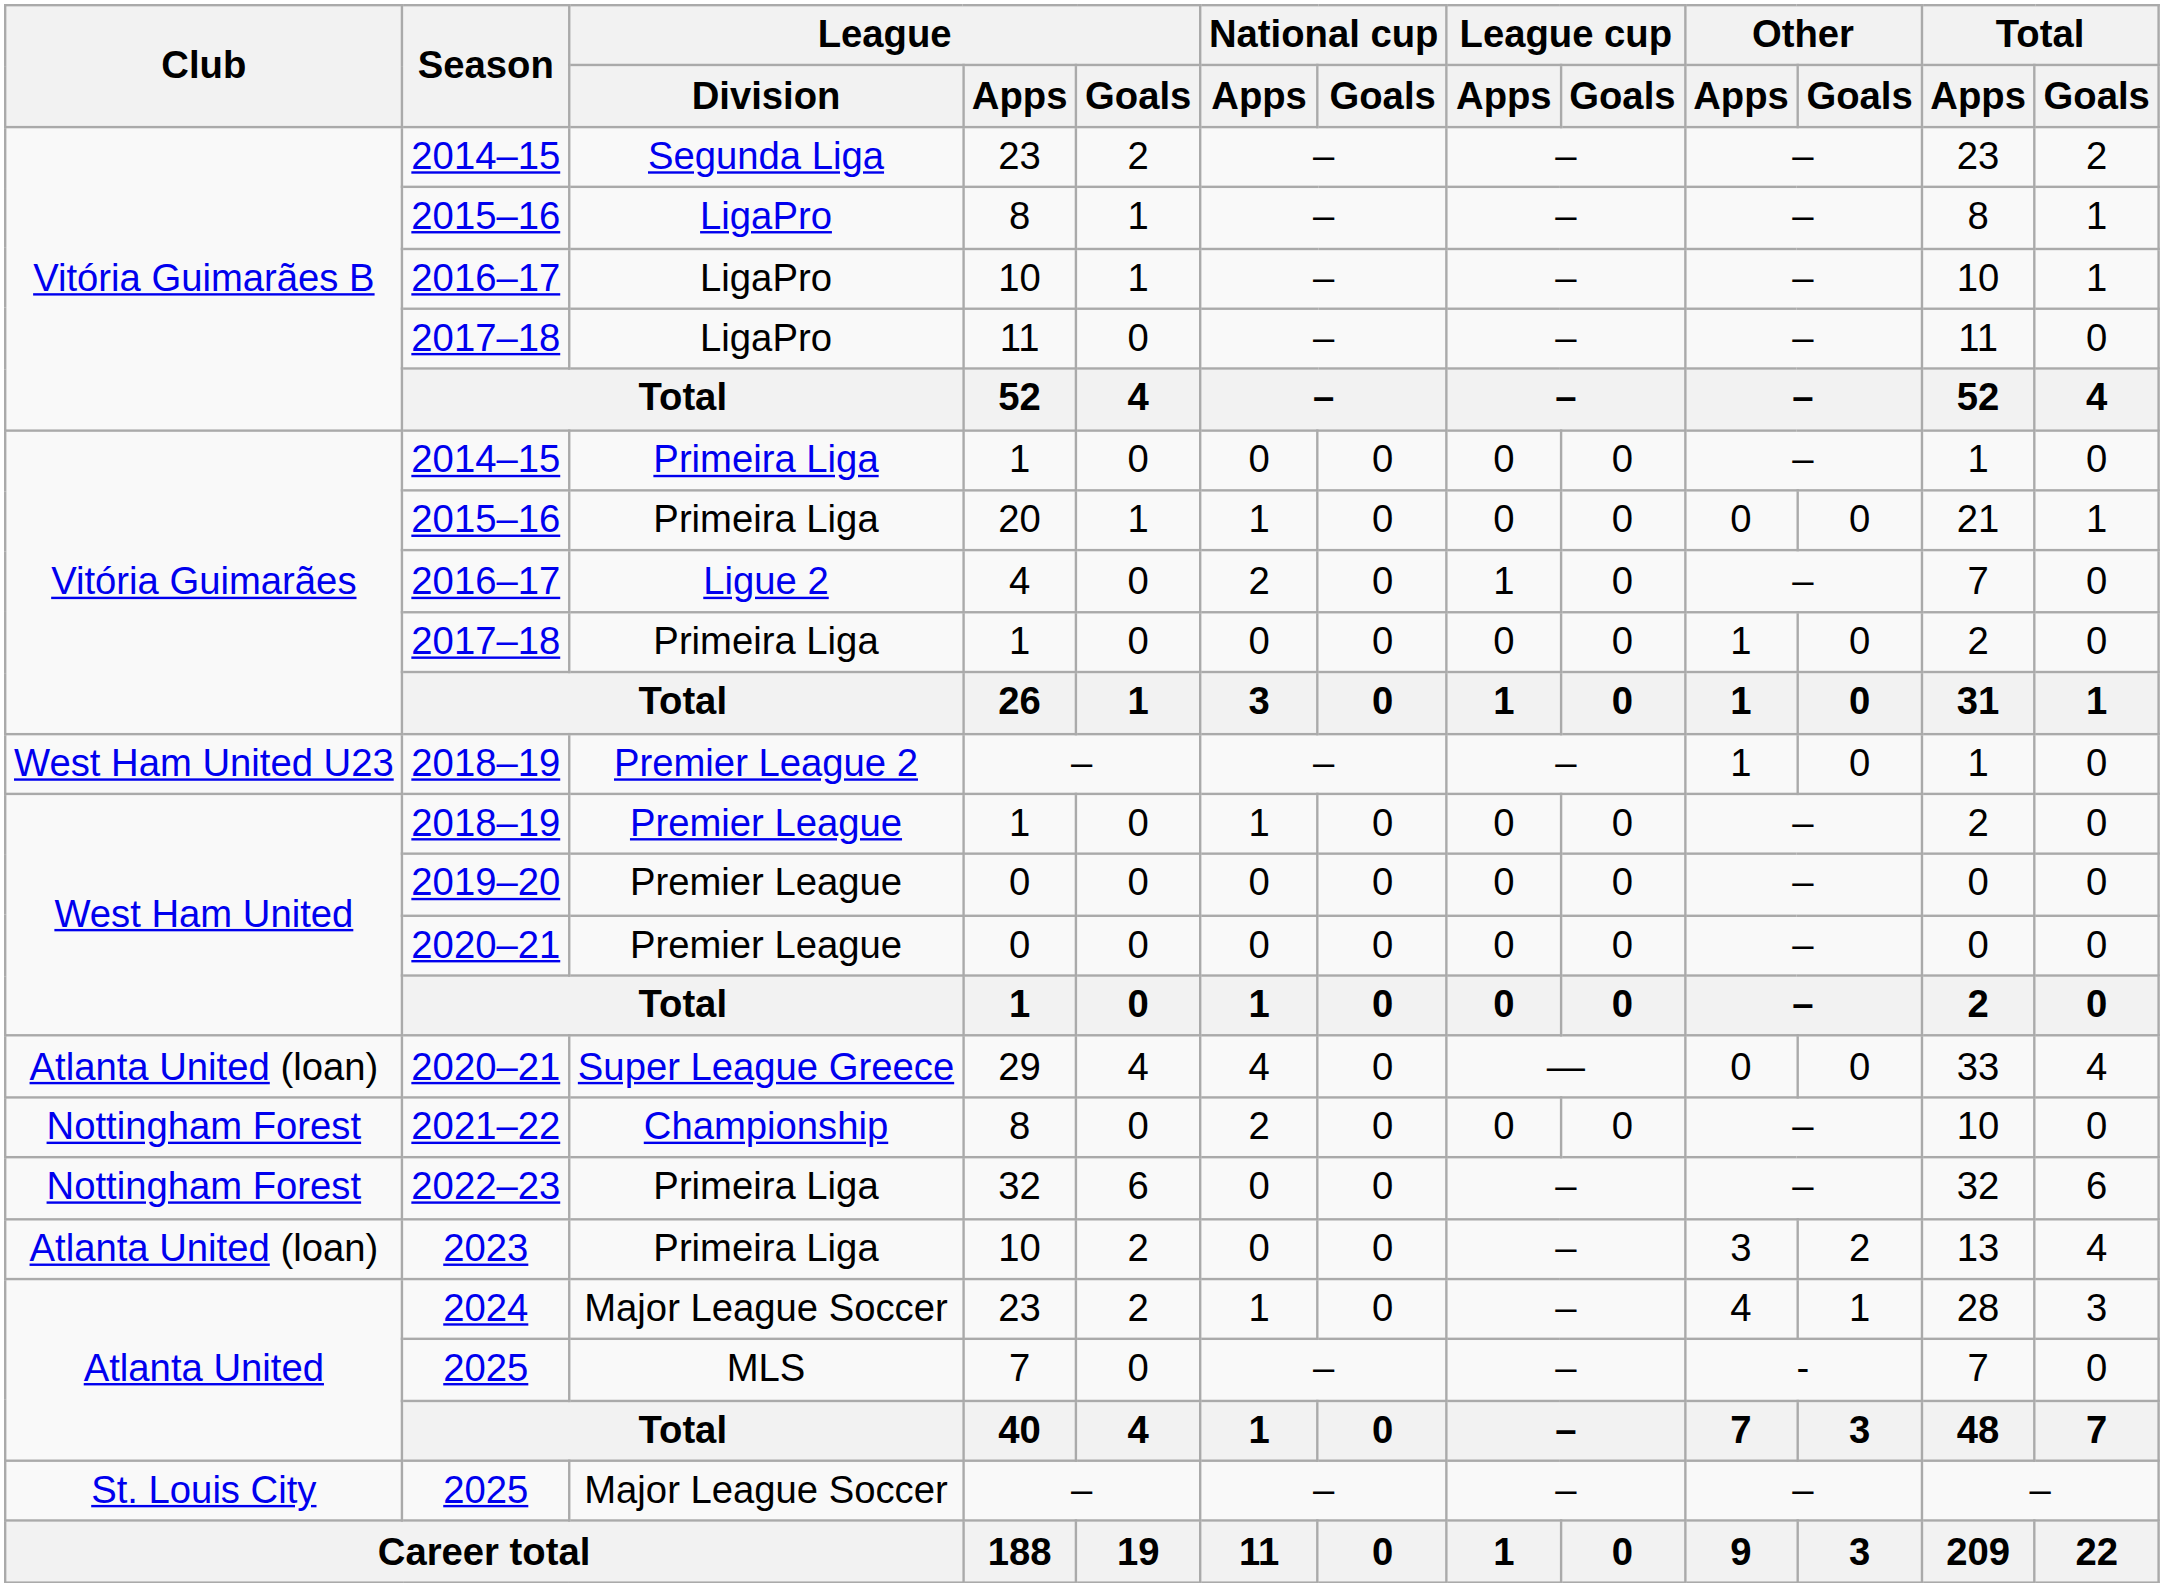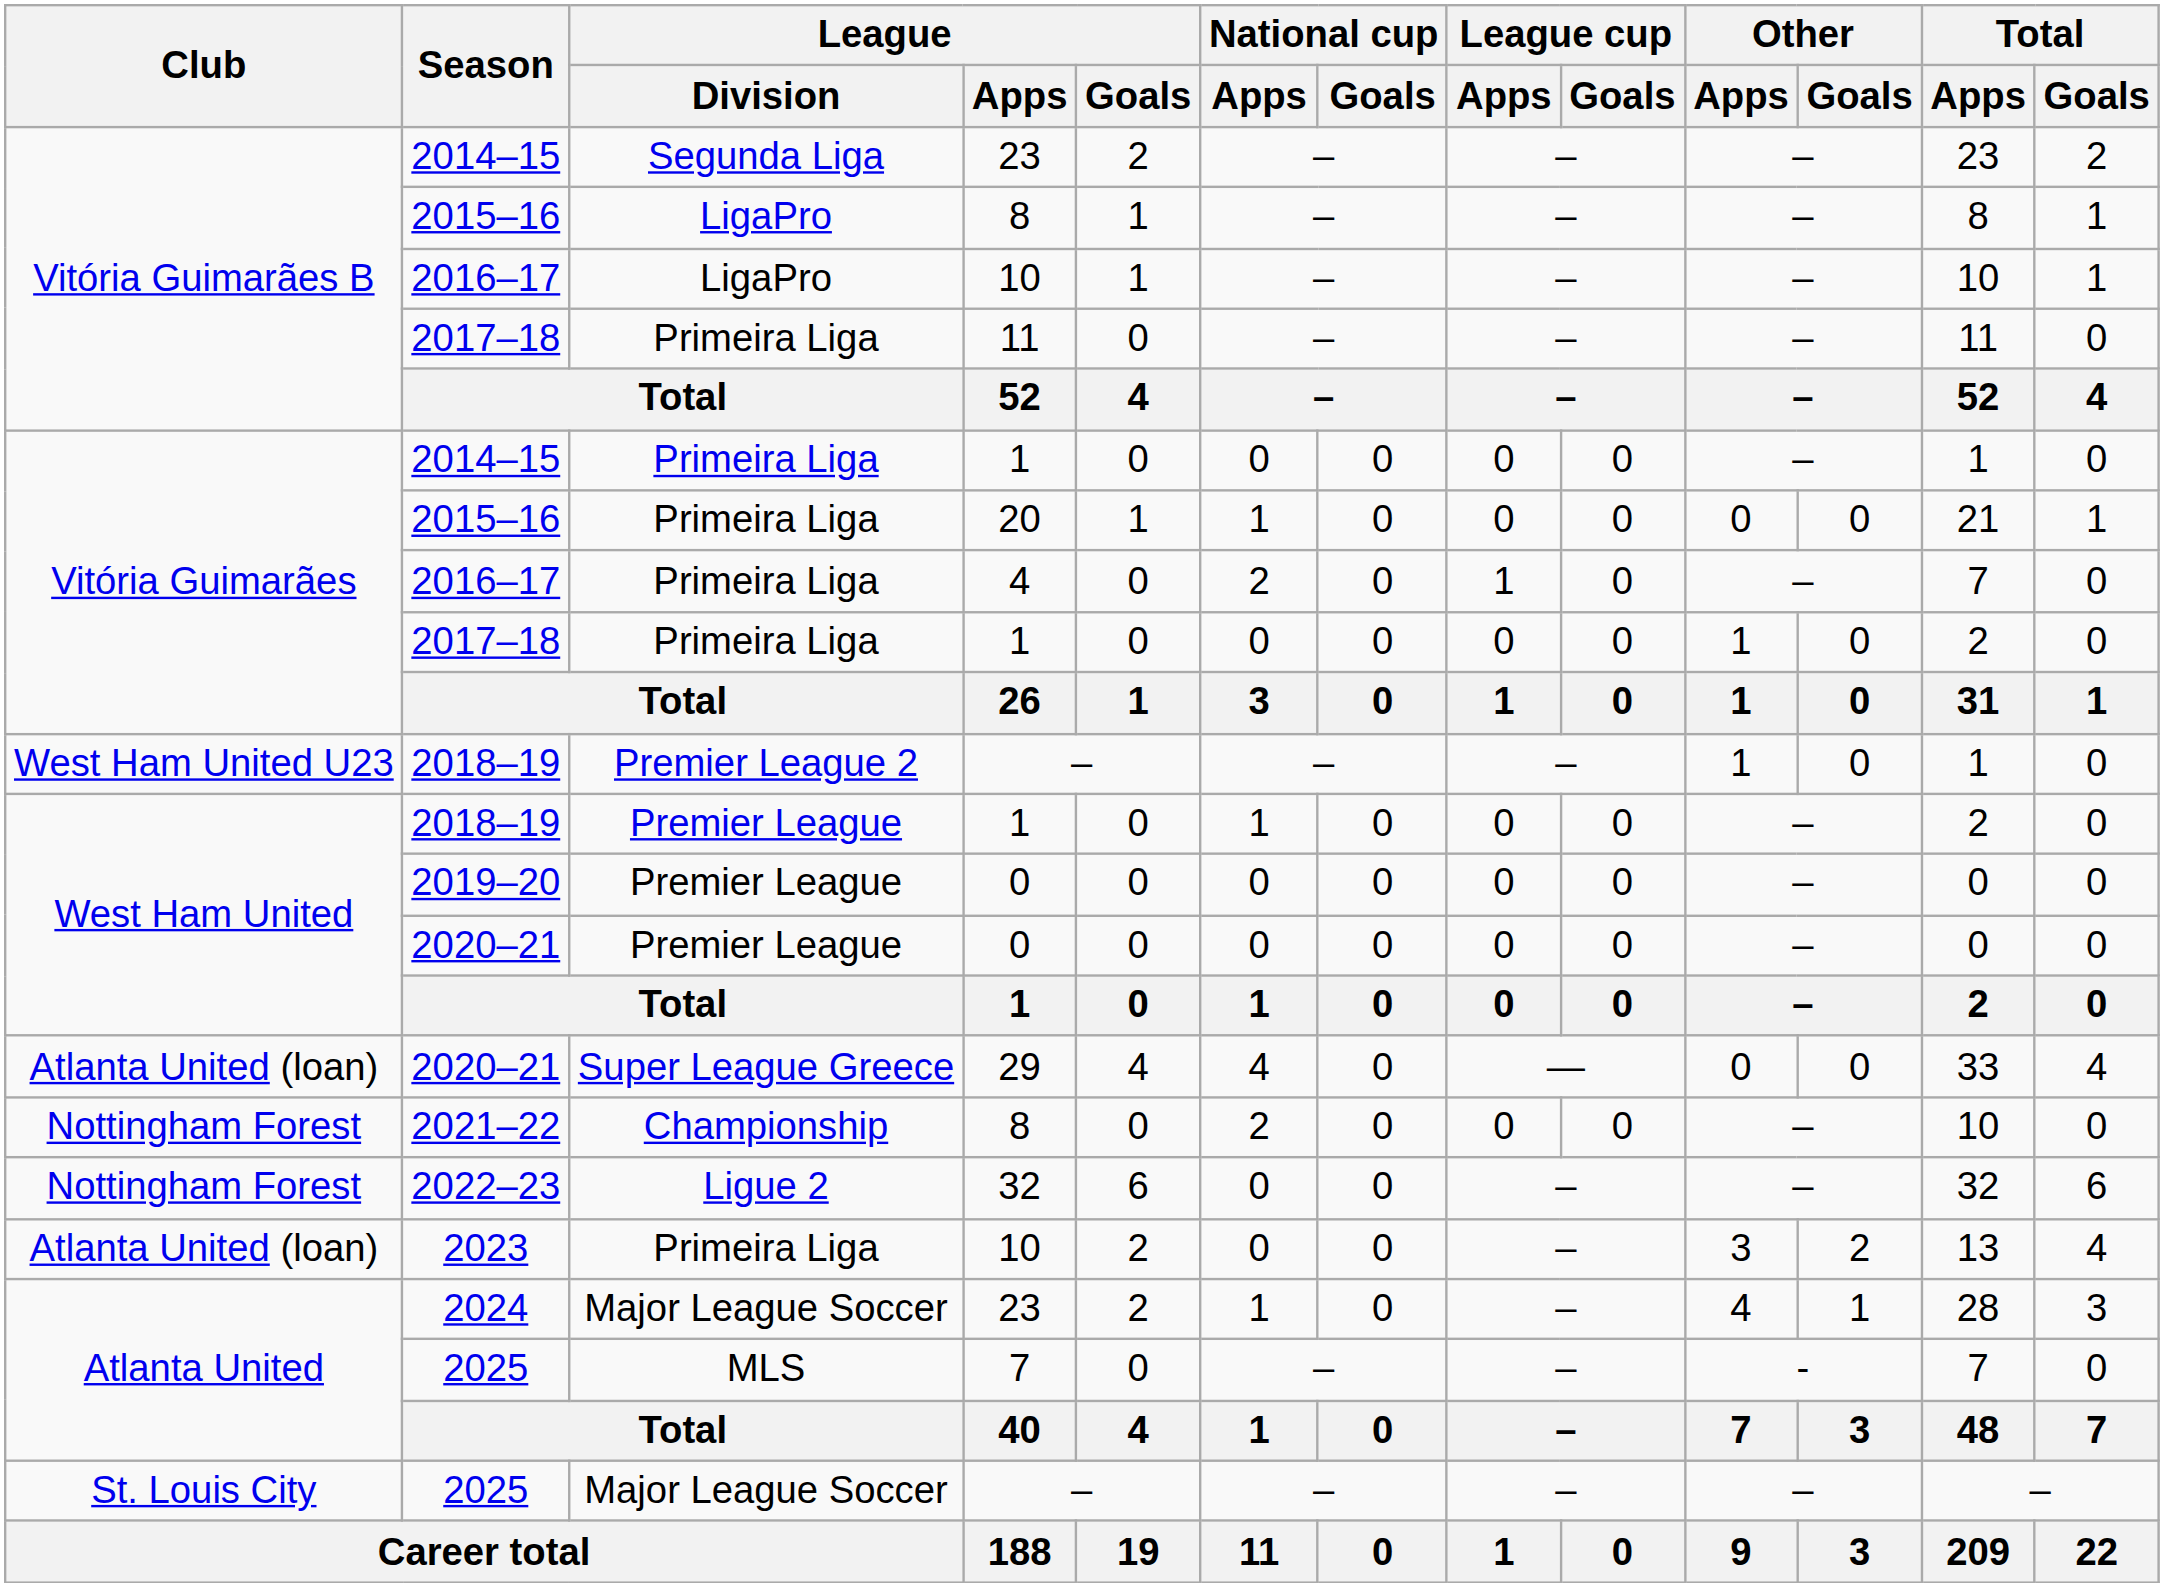(766, 338) LigaPro -> (766, 338) Primeira Liga
(766, 580) Ligue 2 -> (766, 580) Primeira Liga
(766, 1187) Primeira Liga -> (766, 1187) Ligue 2
